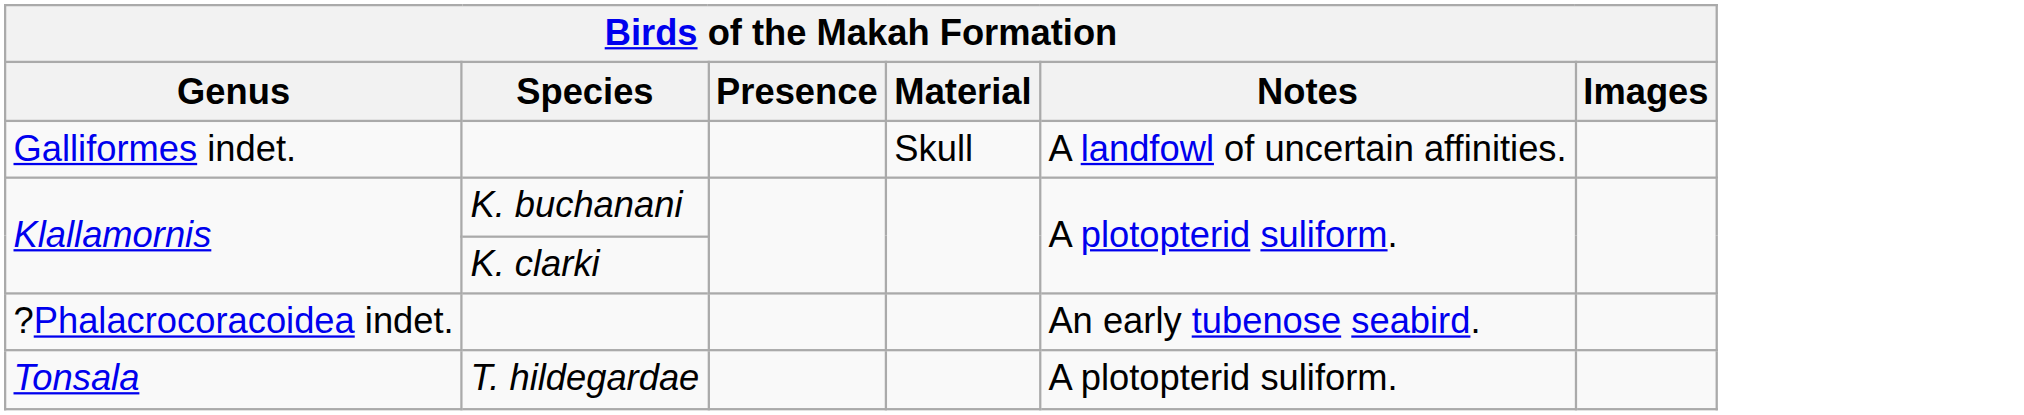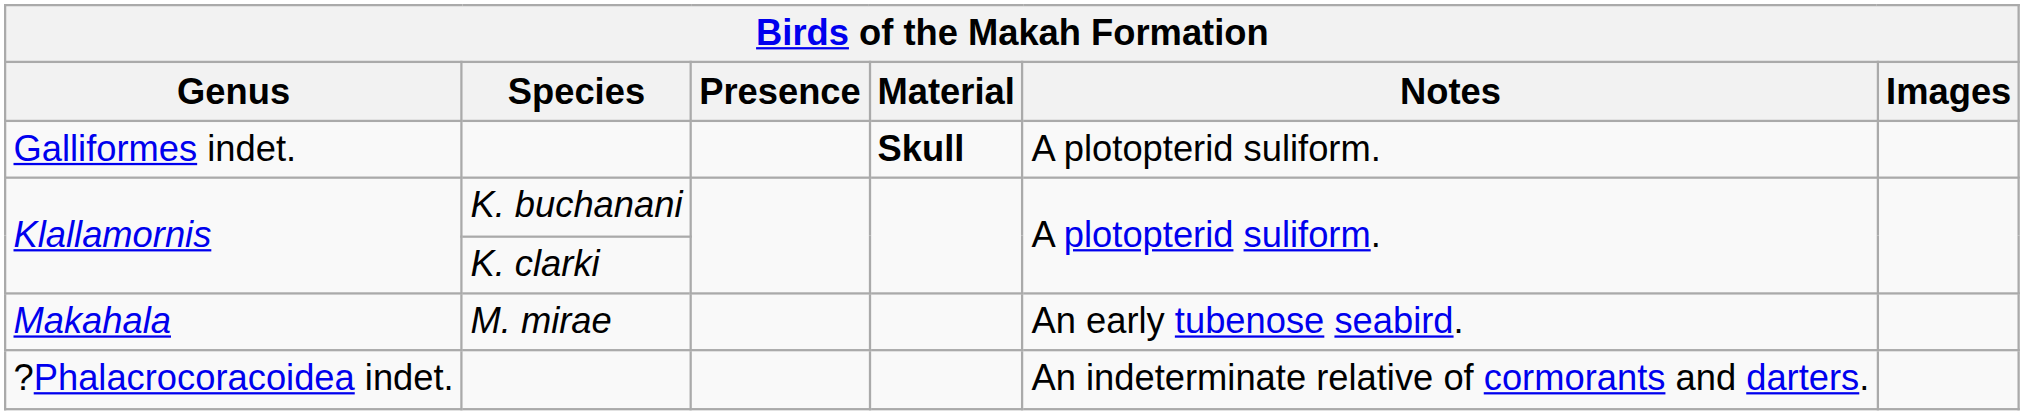(934, 148) normal -> (921, 148) bold
(1307, 148) A landfowl of uncertain affinities. -> (1206, 148) A plotopterid suliform.
+ row: (92, 321)
(1264, 321) An early tubenose seabird. -> (1450, 378) An indeterminate relative of cormorants and darters.
- row: (76, 378)
